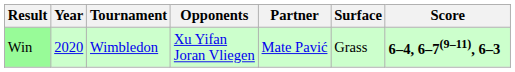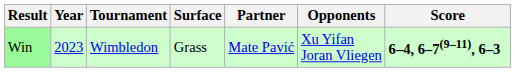columns swapped: (358, 16) <-> (214, 16)
(69, 47) 2020 -> (69, 47) 2023
